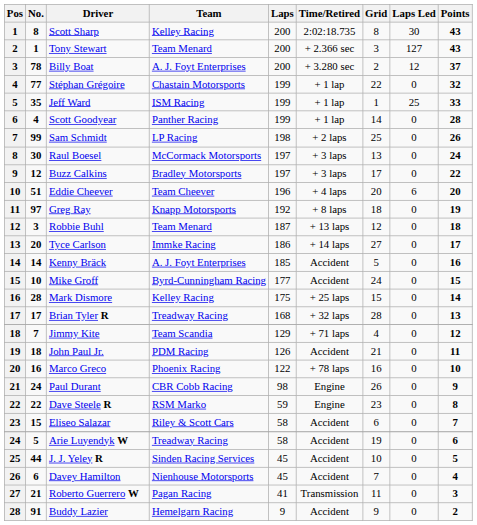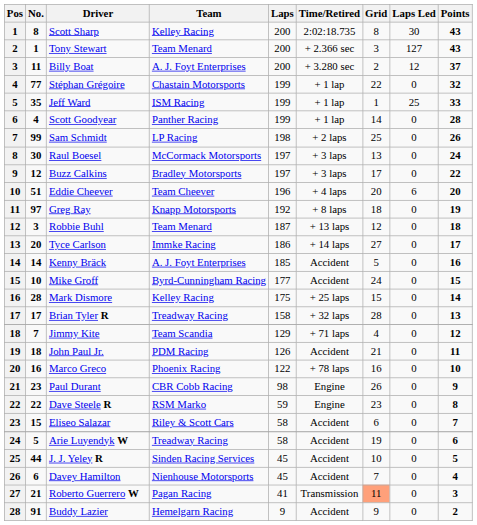(36, 66) 78 -> (36, 66) 11
(282, 316) 168 -> (282, 316) 158
(36, 387) 24 -> (36, 387) 23
(376, 494) no background -> (376, 494) lightsalmon background
